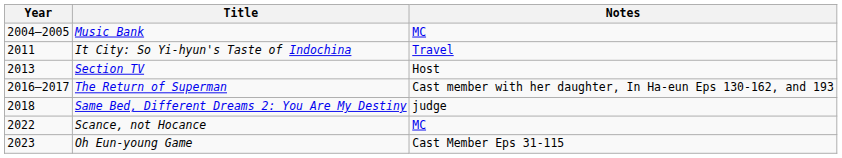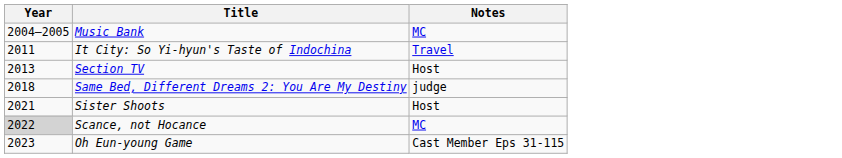- row: (151, 88)
+ row: (120, 107)
(21, 125) no background -> (21, 125) lightgrey background
